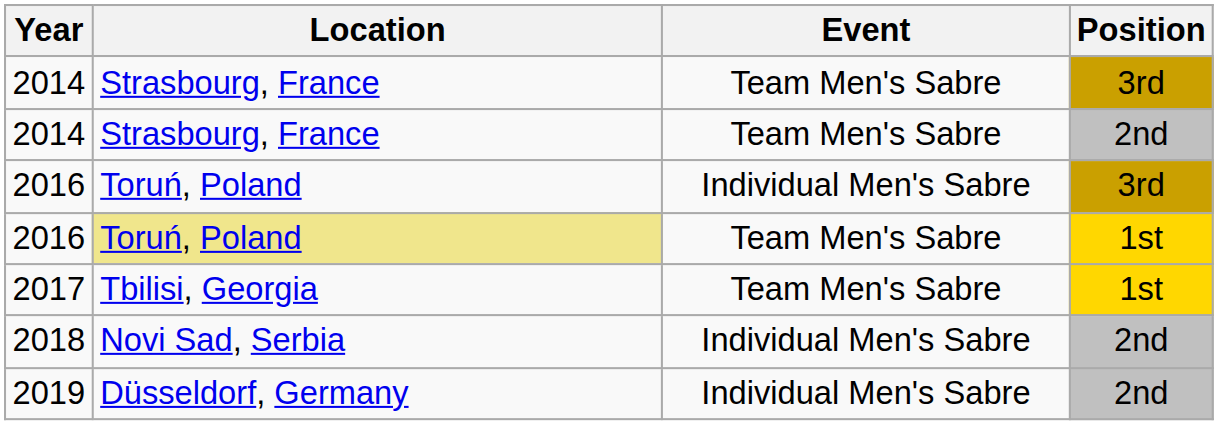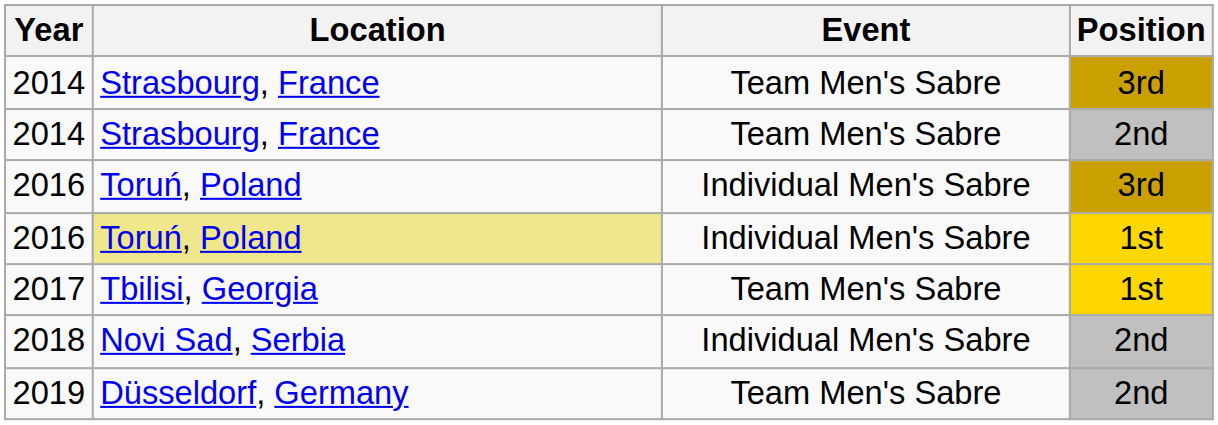(866, 237) Team Men's Sabre -> (866, 237) Individual Men's Sabre
(866, 392) Individual Men's Sabre -> (866, 392) Team Men's Sabre
